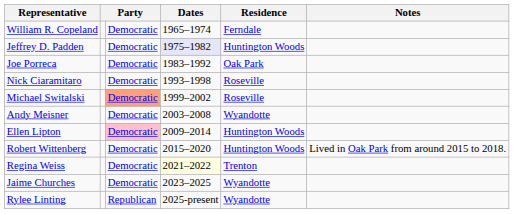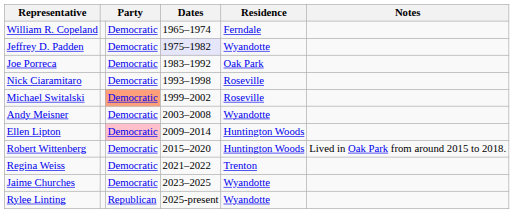(264, 47) Huntington Woods -> (247, 47) Wyandotte
(187, 166) lightyellow background -> (187, 166) no background
